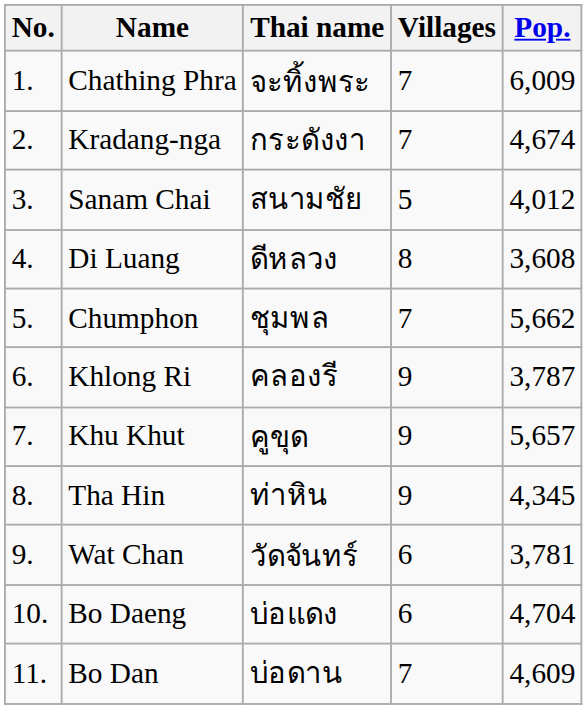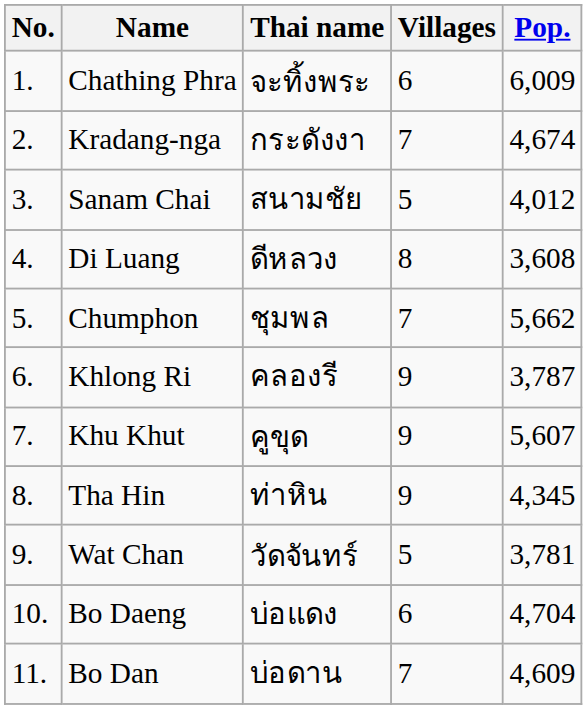(405, 80) 7 -> (405, 80) 6
(542, 436) 5,657 -> (542, 436) 5,607
(405, 554) 6 -> (405, 554) 5
